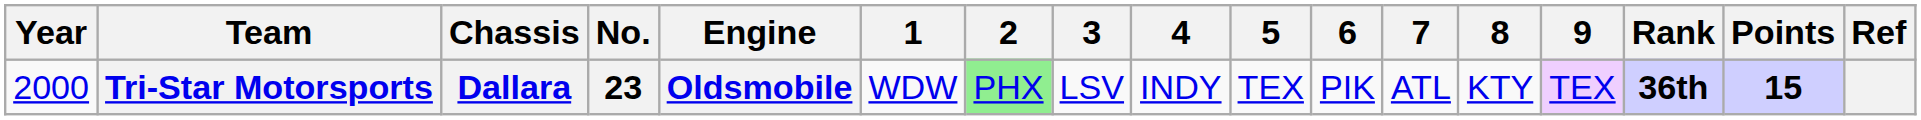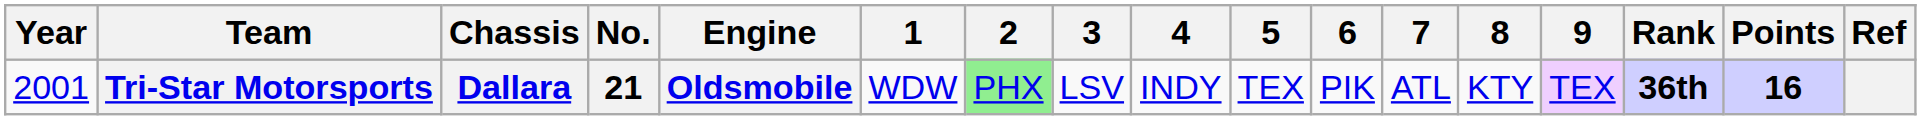(51, 86) 2000 -> (51, 86) 2001
(623, 86) 23 -> (623, 86) 21
(1783, 86) 15 -> (1783, 86) 16
